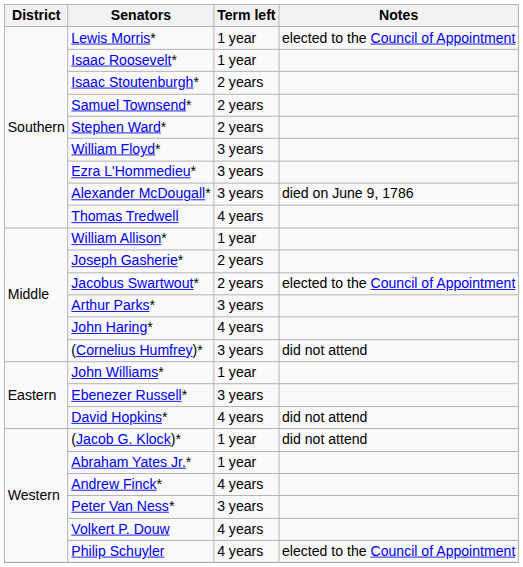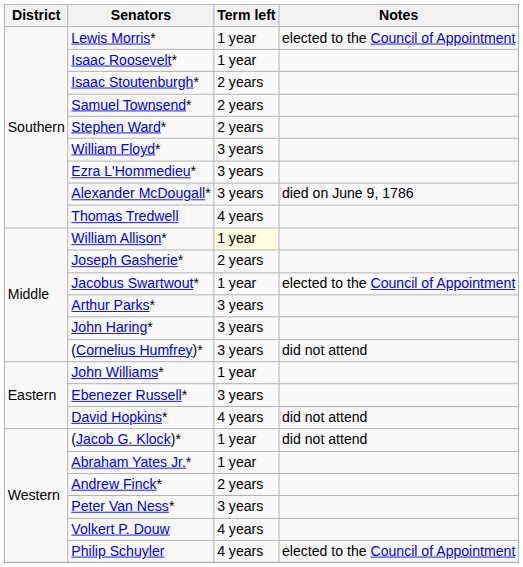(237, 238) no background -> (237, 238) lightyellow background
(240, 283) 2 years -> (237, 283) 1 year
(240, 328) 4 years -> (240, 328) 3 years
(240, 484) 4 years -> (240, 484) 2 years
